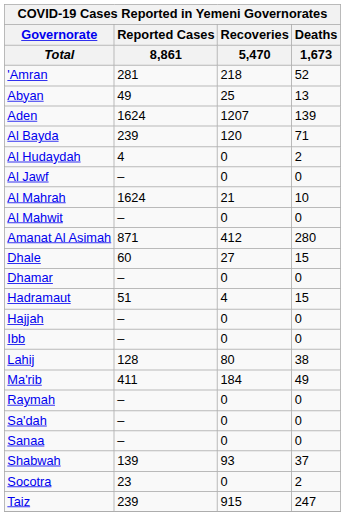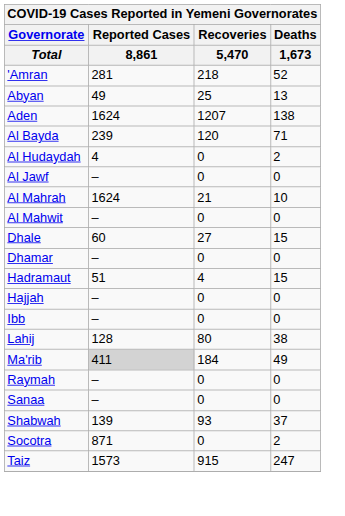(305, 116) 139 -> (284, 116) 138
- row: (59, 237)
(127, 380) no background -> (102, 359) lightgrey background
- row: (27, 420)
(124, 481) 23 -> (102, 440) 871
(128, 501) 239 -> (106, 461) 1573
